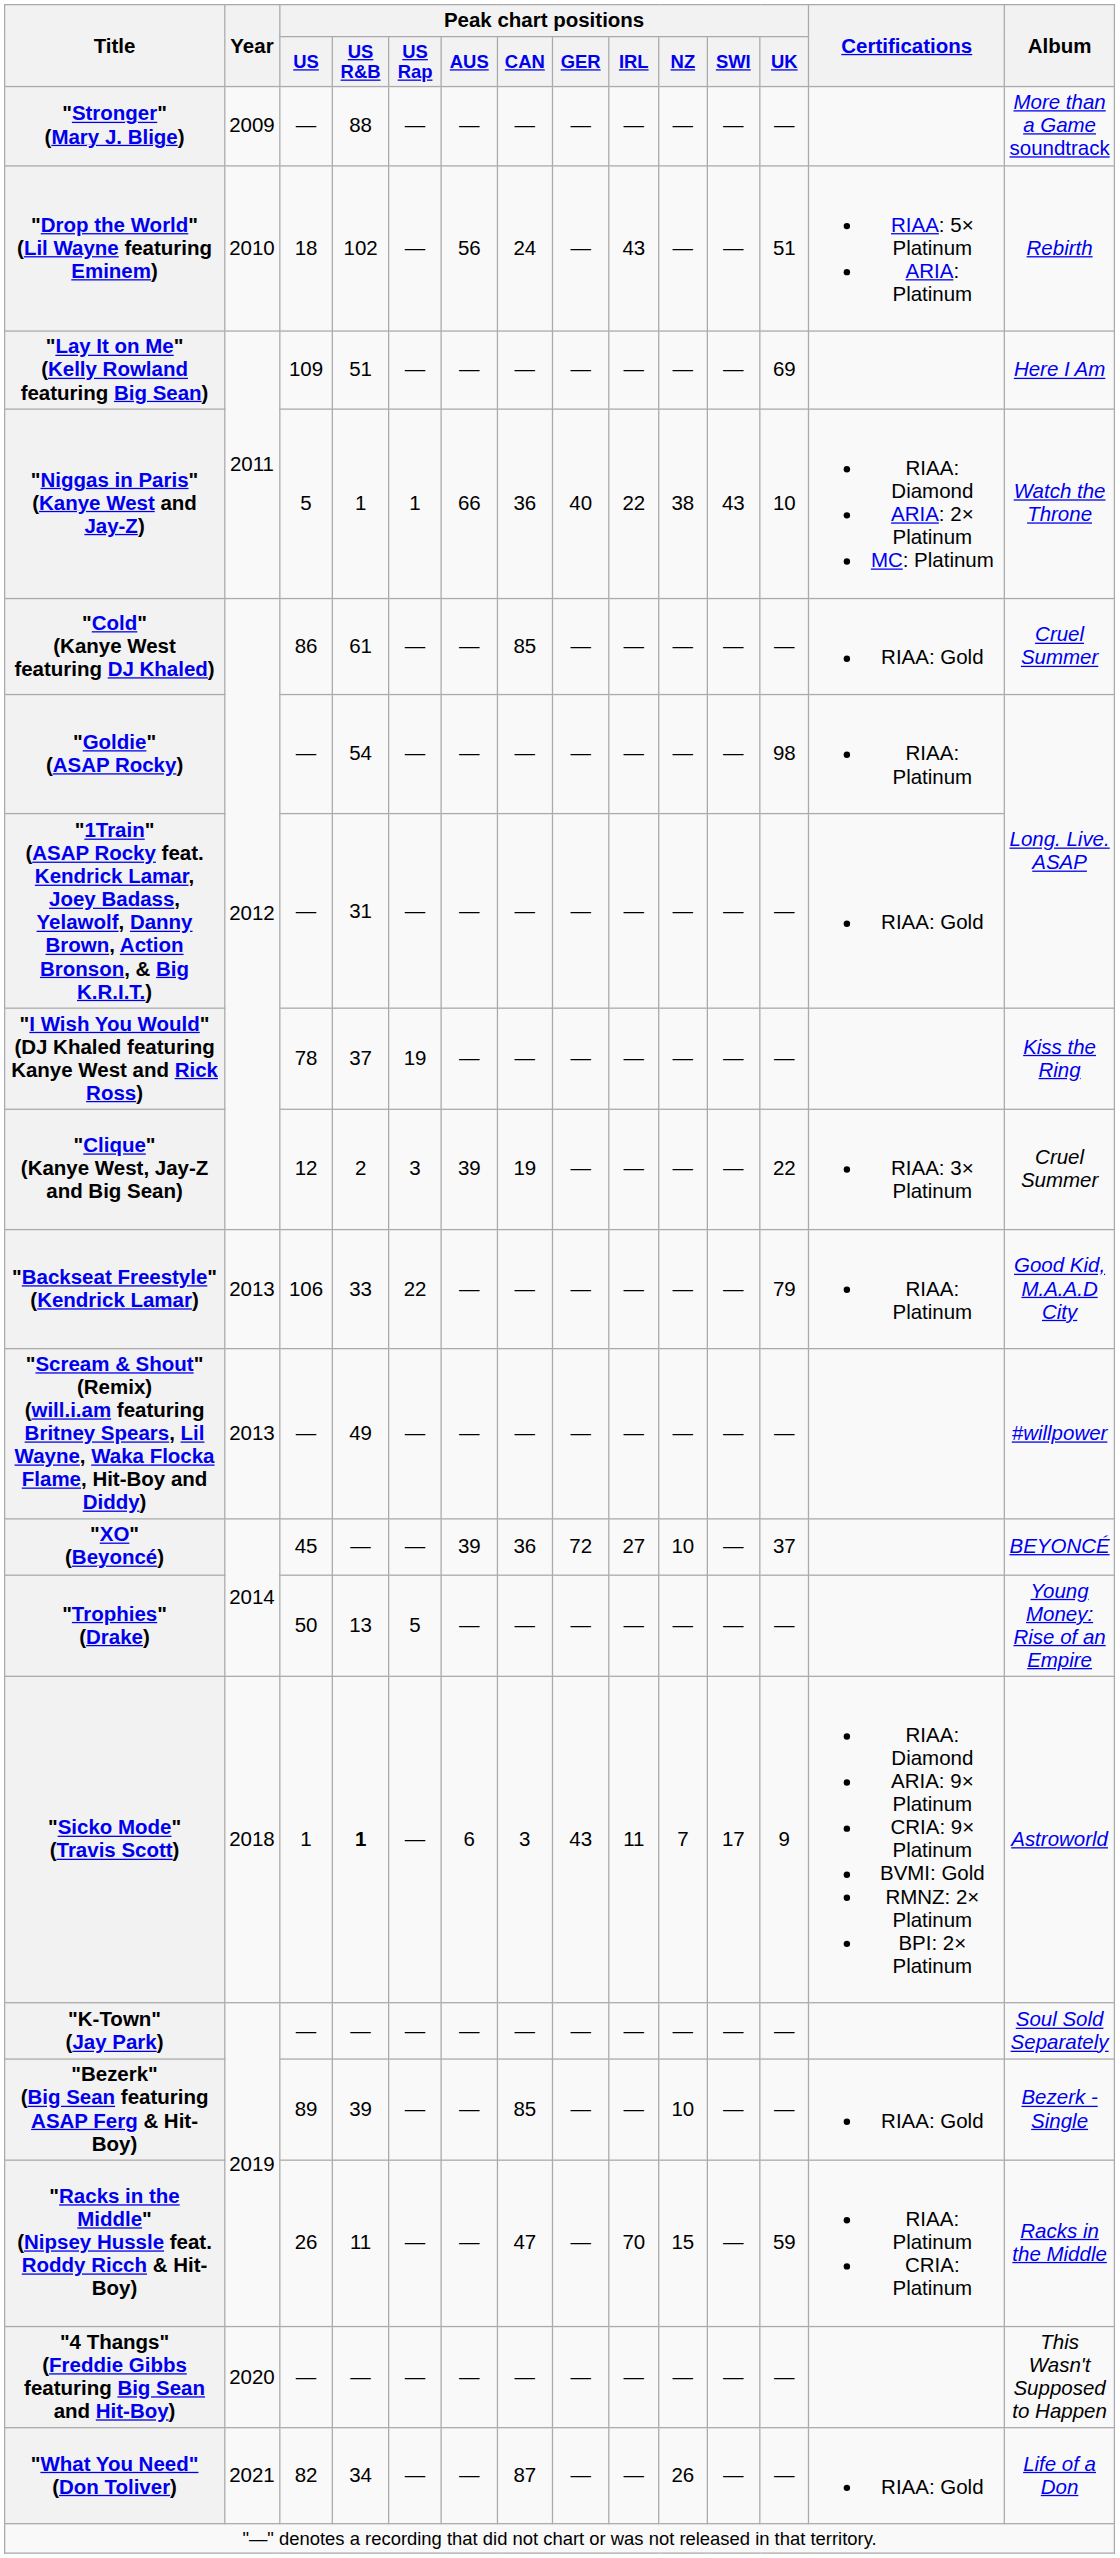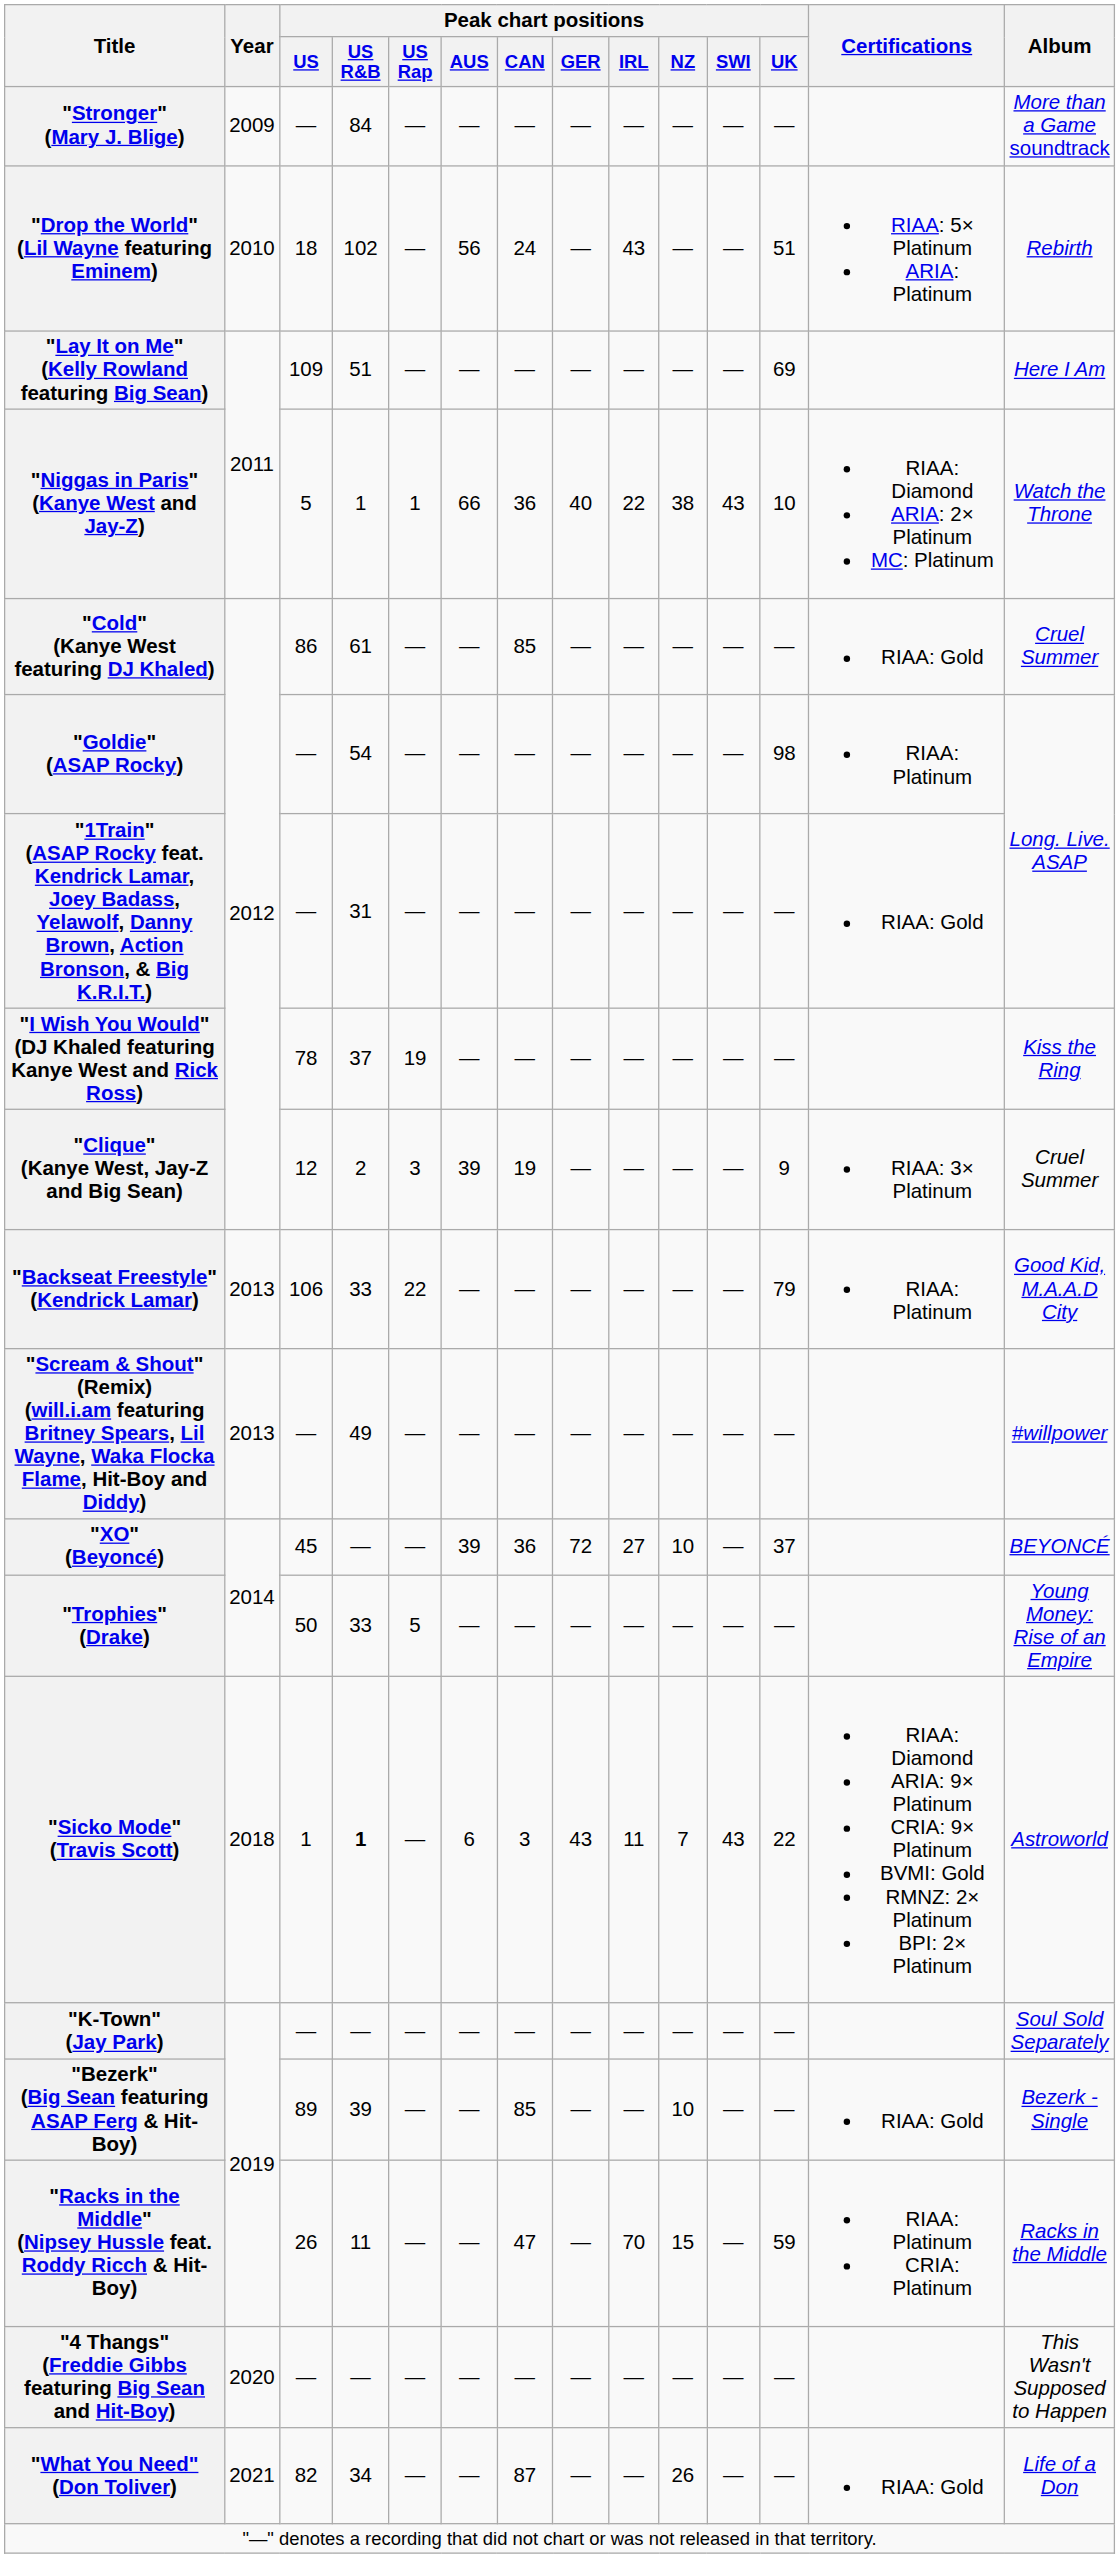(361, 125) 88 -> (361, 125) 84
(784, 1169) 22 -> (784, 1169) 9
(361, 1625) 13 -> (361, 1625) 33
(733, 1839) 17 -> (733, 1839) 43
(784, 1839) 9 -> (784, 1839) 22
